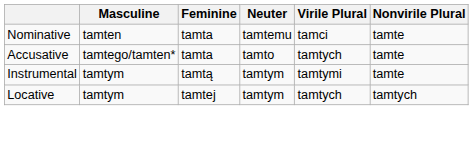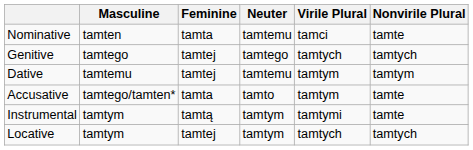+ row: (30, 54)
+ row: (25, 74)
(320, 54) tamtych -> (318, 94) tamtym
